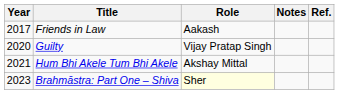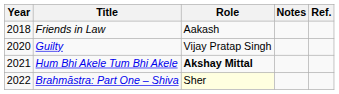(19, 30) 2017 -> (19, 30) 2018
(215, 64) normal -> (218, 64) bold
(19, 81) 2023 -> (19, 81) 2022
